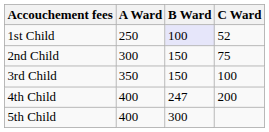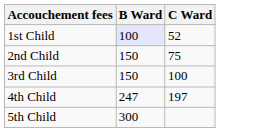- column: (140, 14)
(227, 96) 200 -> (178, 96) 197
